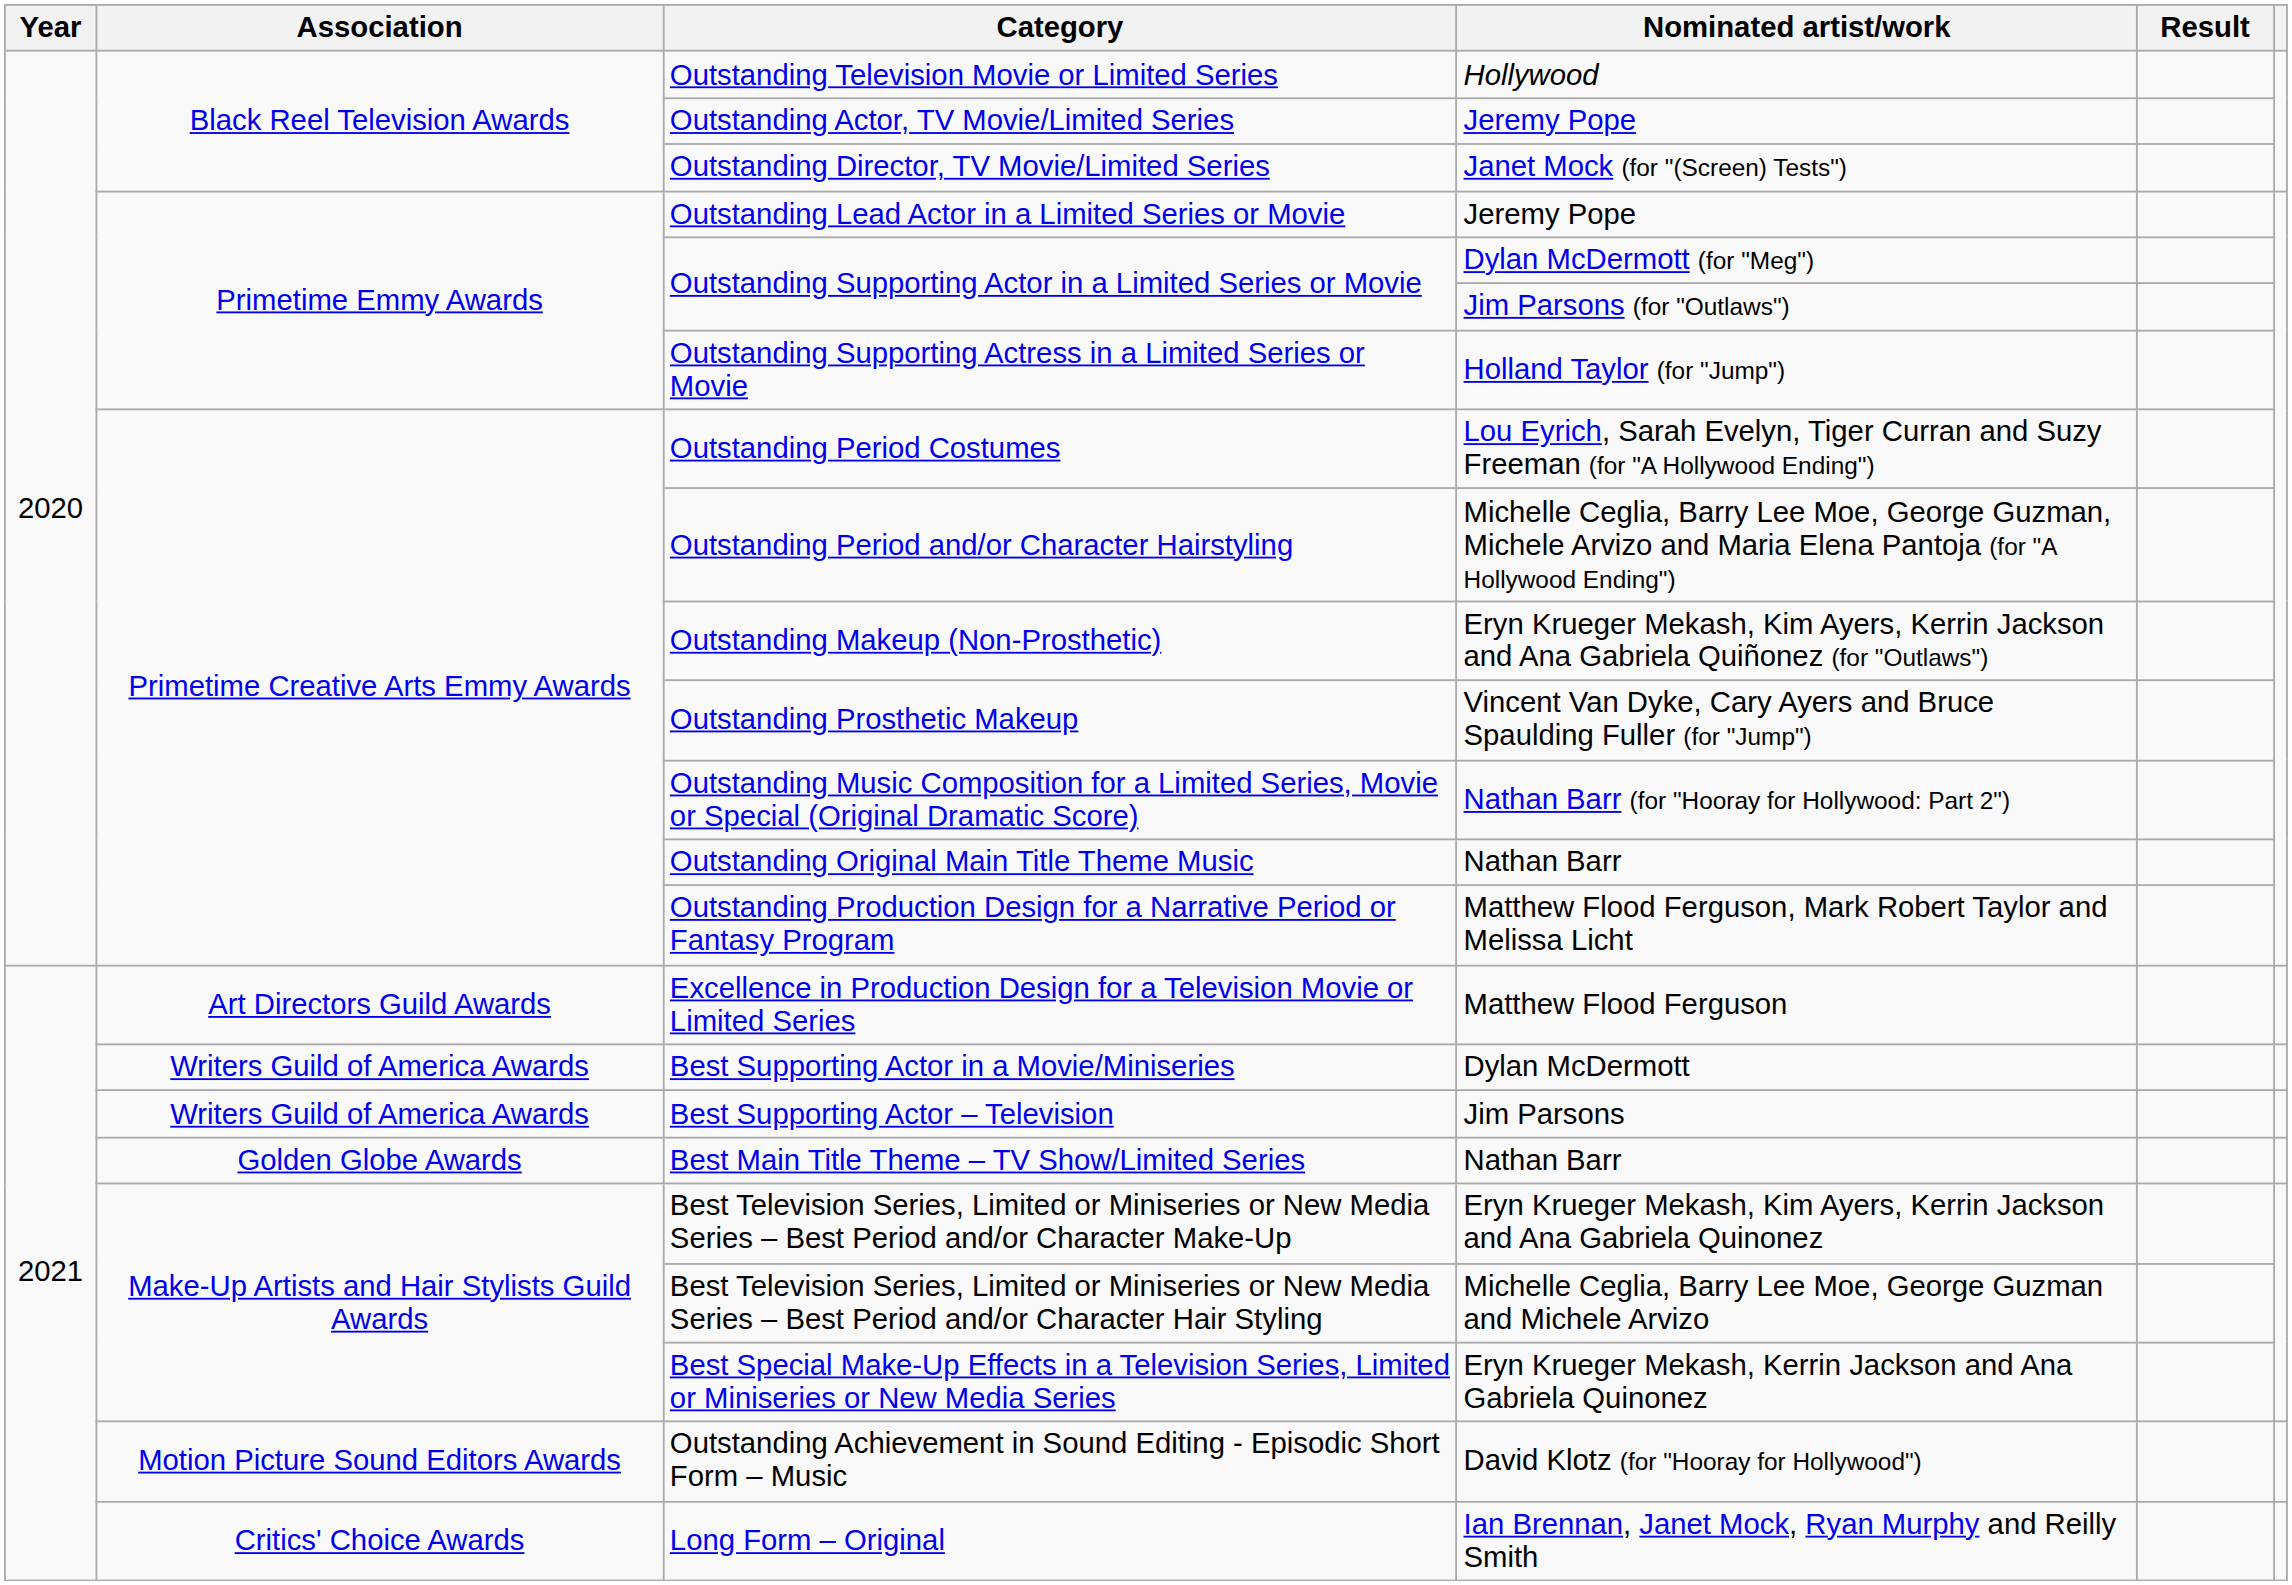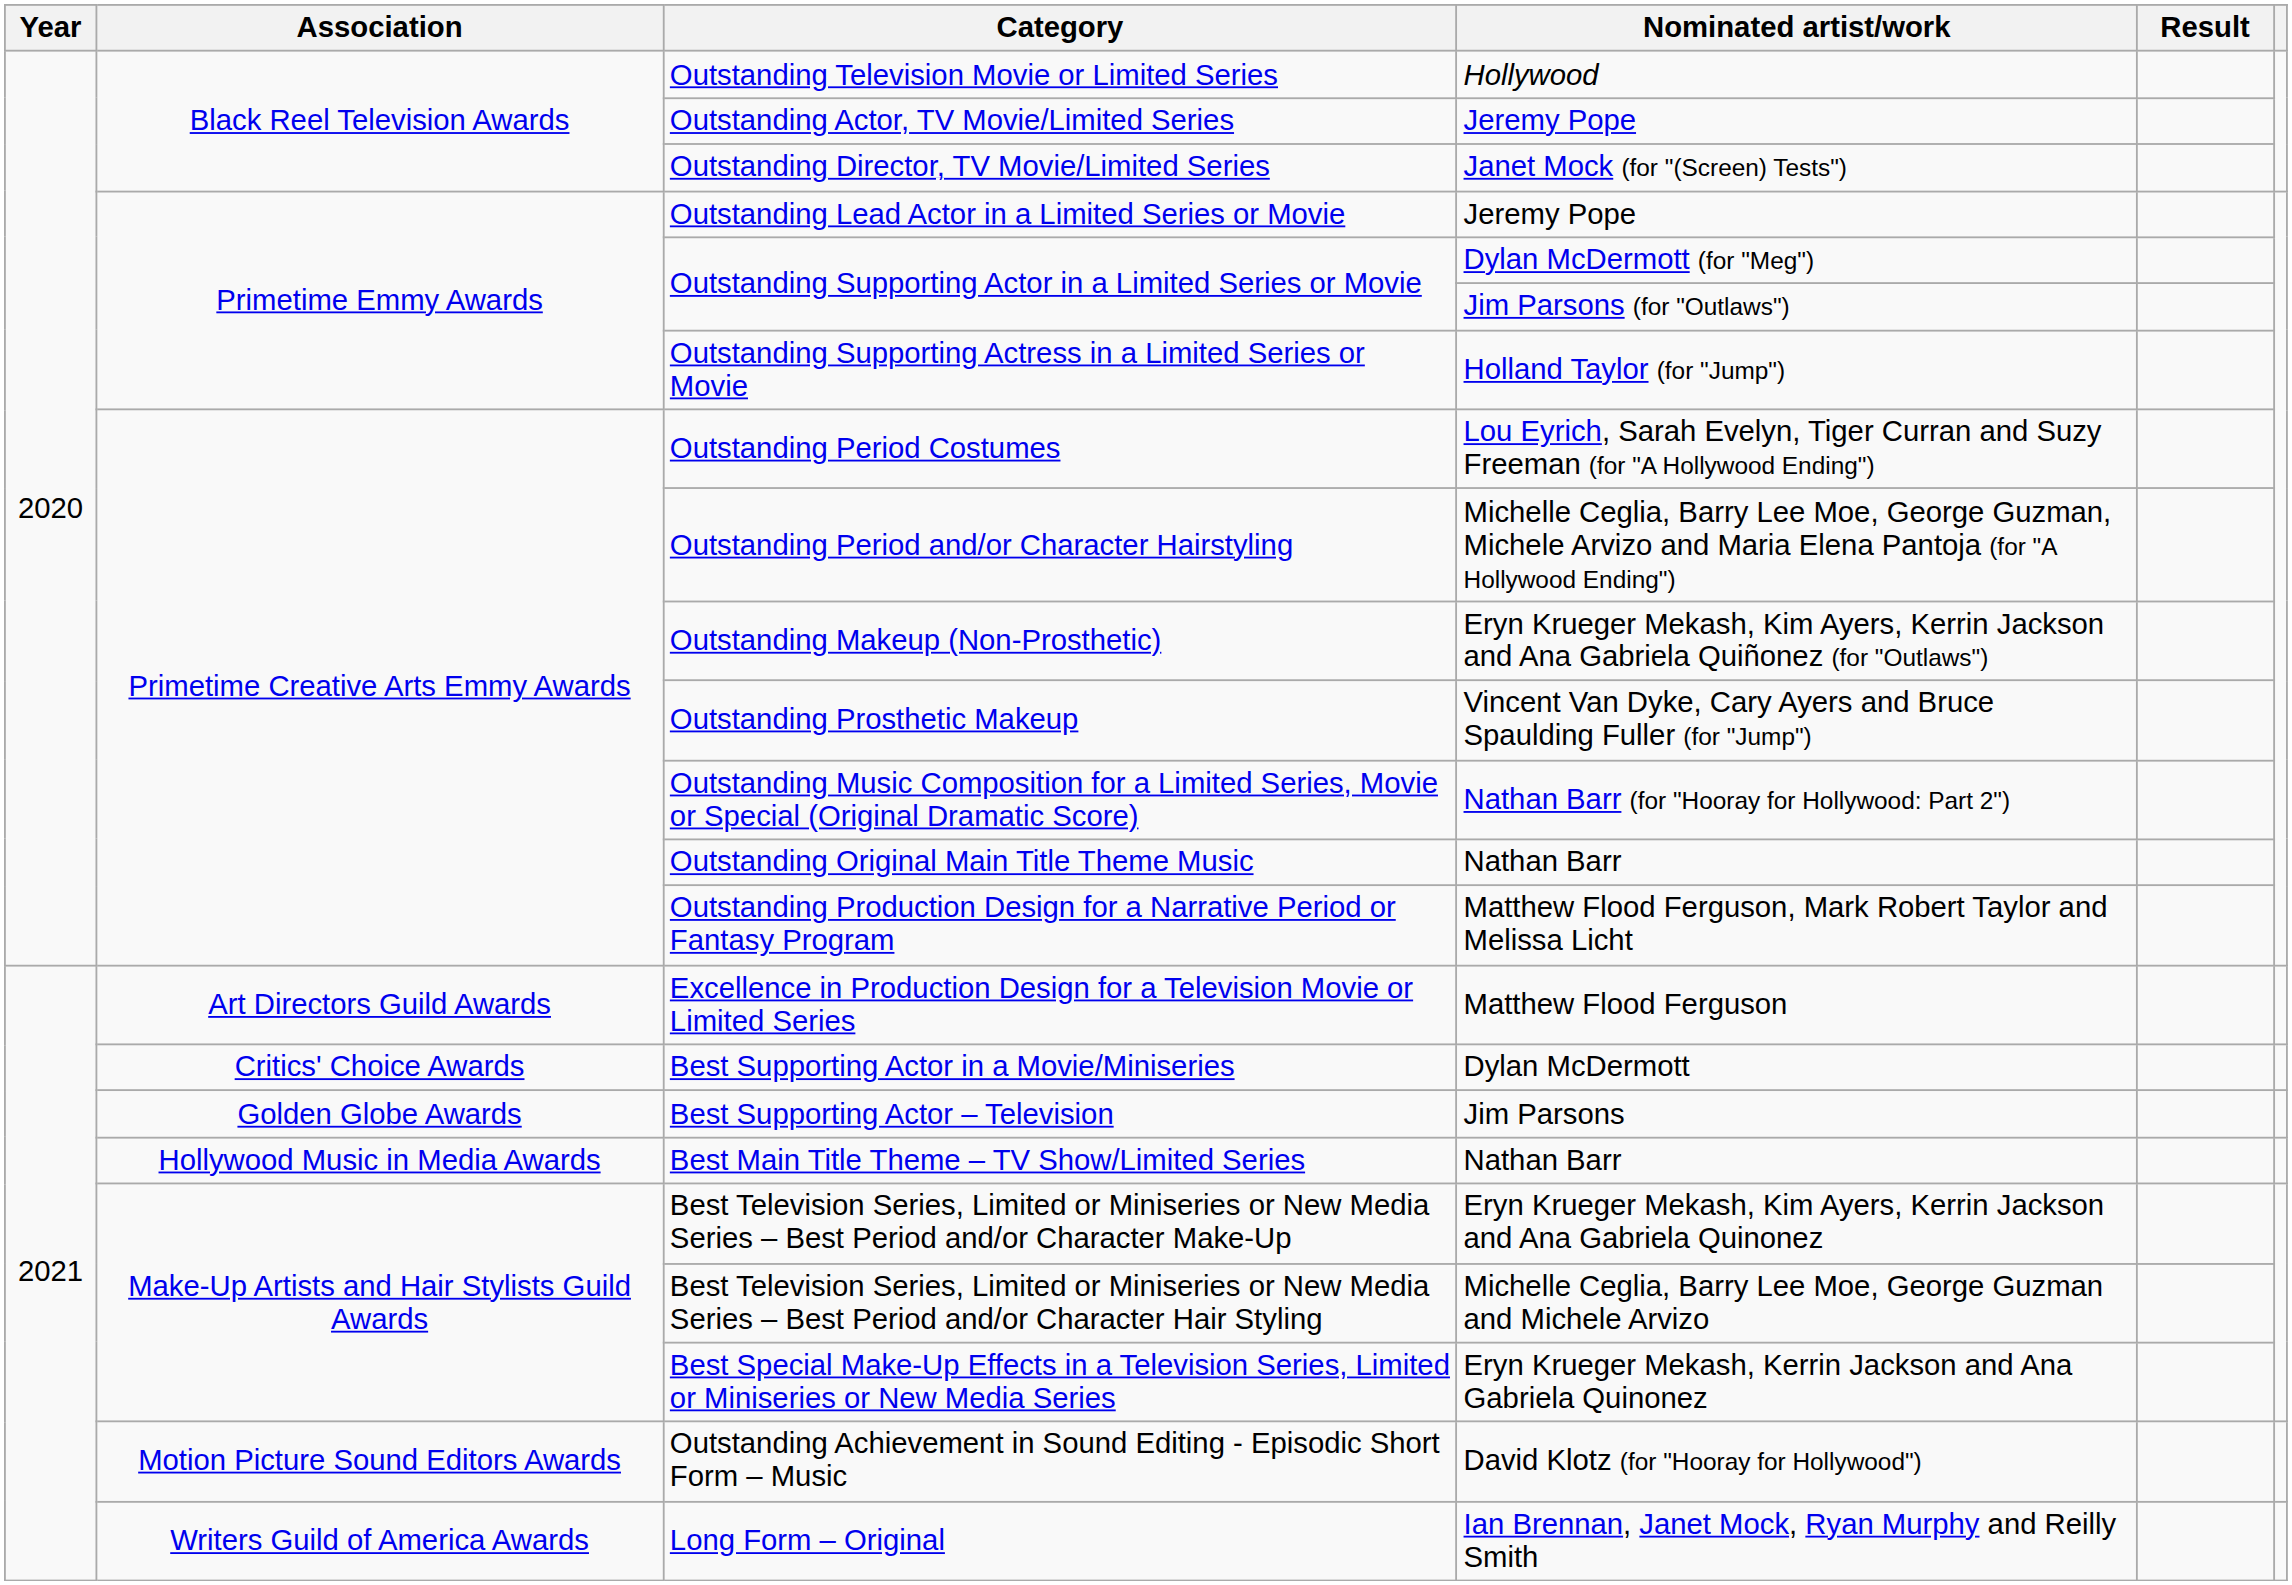(380, 1067) Writers Guild of America Awards -> (380, 1067) Critics' Choice Awards
(380, 1113) Writers Guild of America Awards -> (380, 1113) Golden Globe Awards
(380, 1160) Golden Globe Awards -> (380, 1160) Hollywood Music in Media Awards
(380, 1540) Critics' Choice Awards -> (380, 1540) Writers Guild of America Awards
